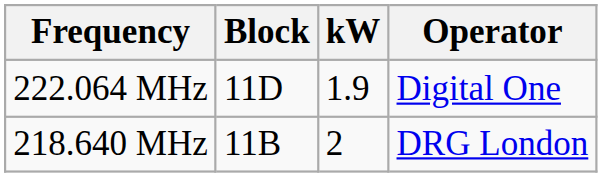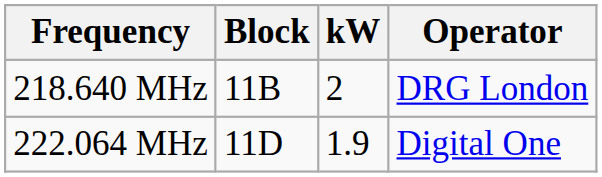rows swapped: (111, 143) <-> (111, 87)
